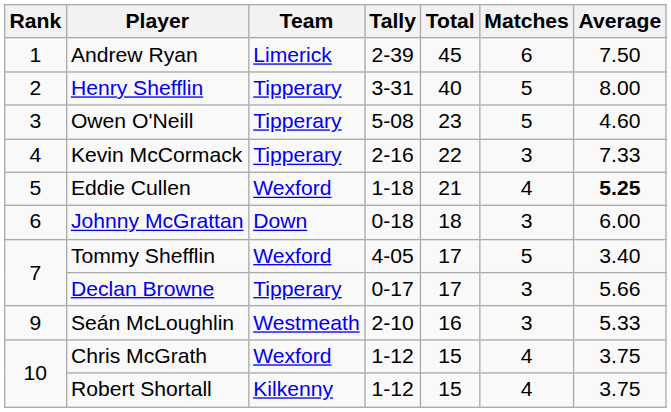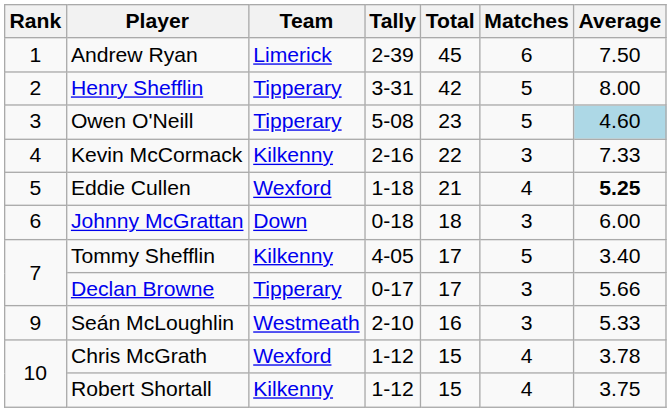(450, 88) 40 -> (450, 88) 42
(620, 121) no background -> (620, 121) lightblue background
(297, 155) Tipperary -> (293, 155) Kilkenny
(292, 255) Wexford -> (293, 255) Kilkenny
(620, 356) 3.75 -> (620, 356) 3.78
